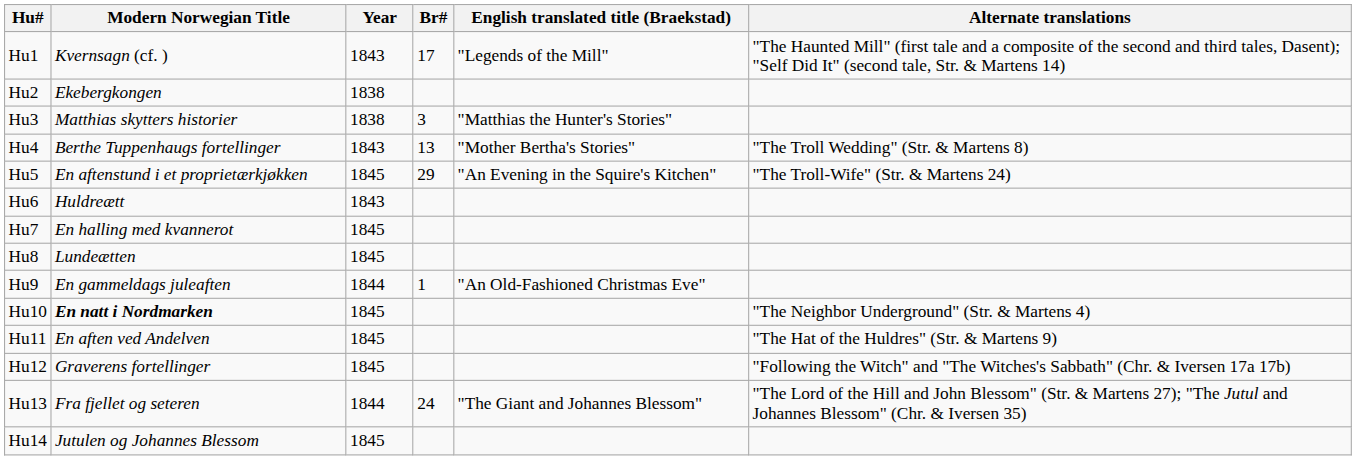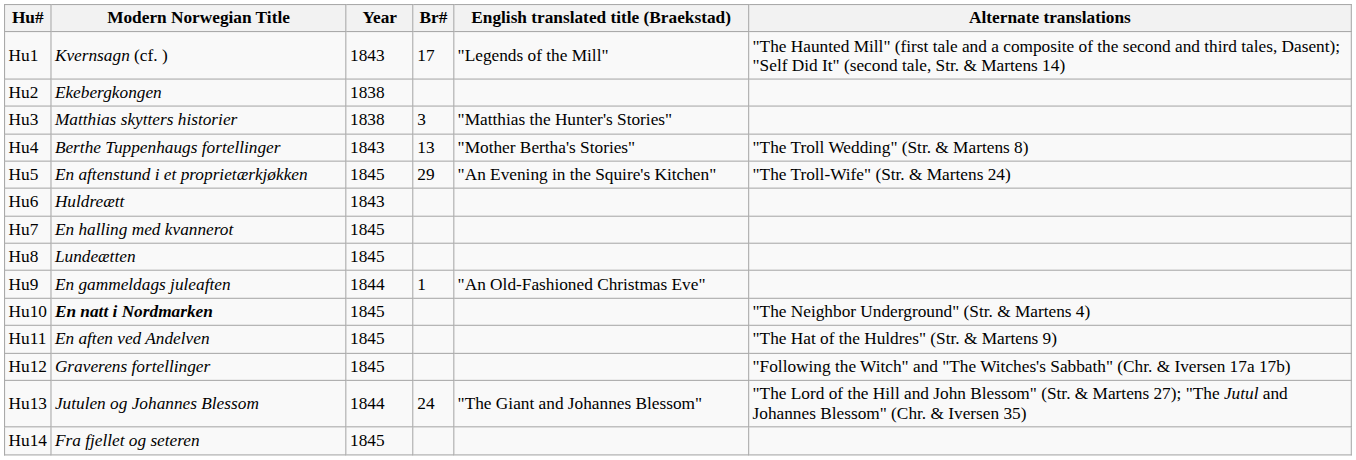(127, 403) Fra fjellet og seteren -> (157, 403) Jutulen og Johannes Blessom
(157, 440) Jutulen og Johannes Blessom -> (127, 440) Fra fjellet og seteren
